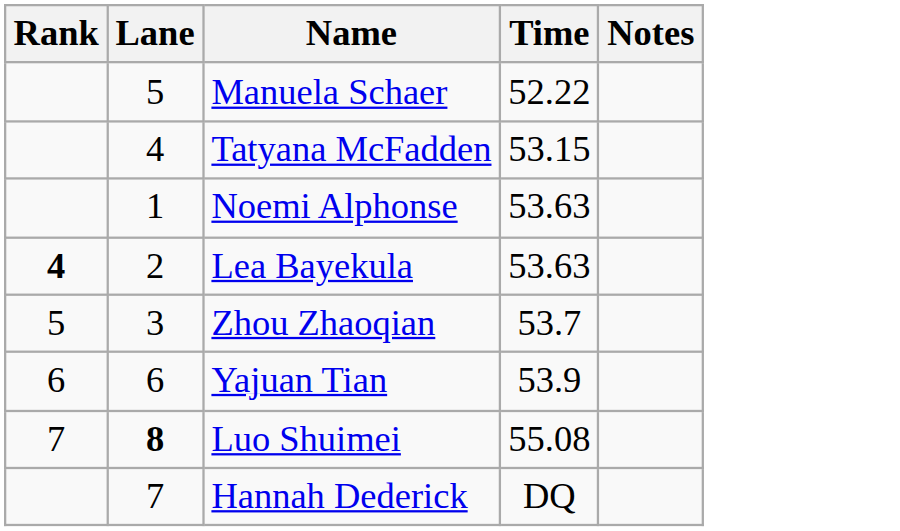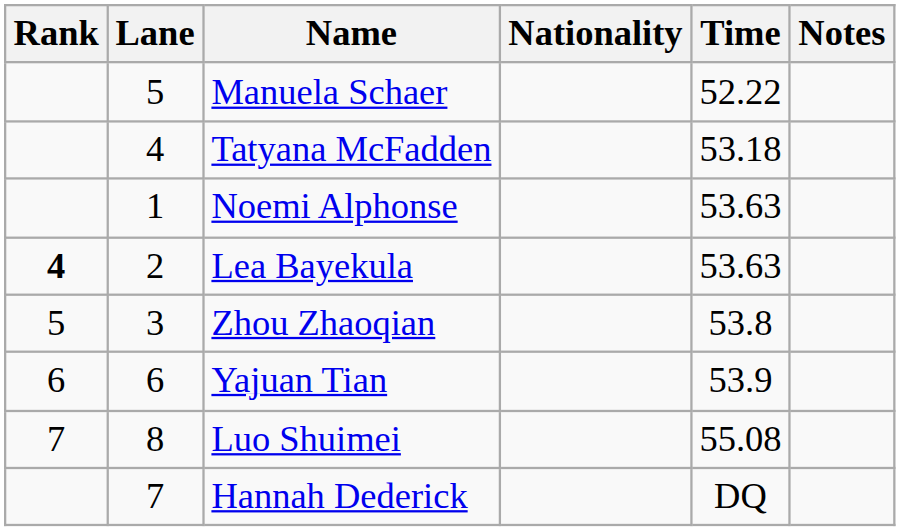+ column: (595, 33)
(549, 149) 53.15 -> (740, 149) 53.18
(549, 322) 53.7 -> (740, 322) 53.8
(155, 438) bold -> (155, 438) normal
